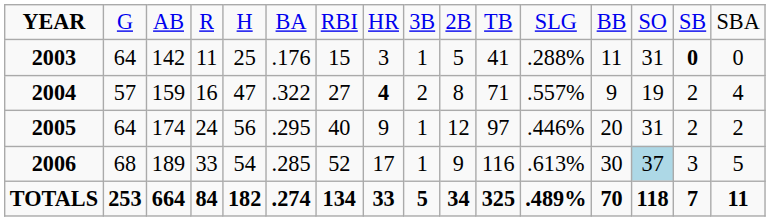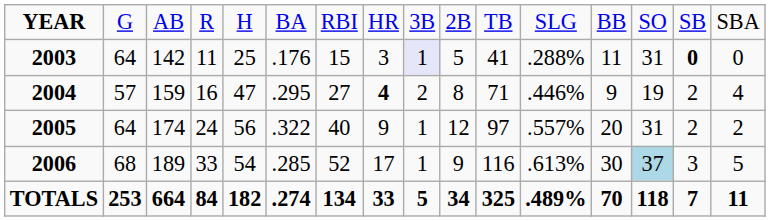(422, 57) no background -> (422, 57) lavender background
(291, 92) .322 -> (291, 92) .295
(556, 92) .557% -> (556, 92) .446%
(291, 127) .295 -> (291, 127) .322
(556, 127) .446% -> (556, 127) .557%
